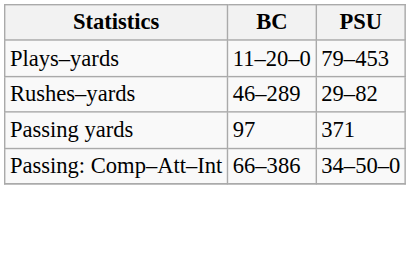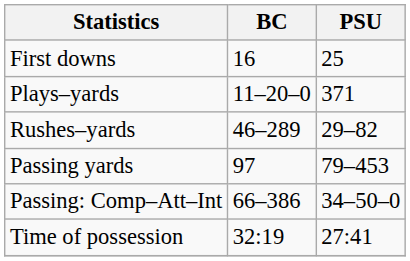+ row: (63, 58)
(355, 58) 79–453 -> (338, 93) 371
(338, 129) 371 -> (355, 165) 79–453
+ row: (97, 237)
